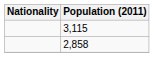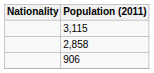+ row: (72, 60)
